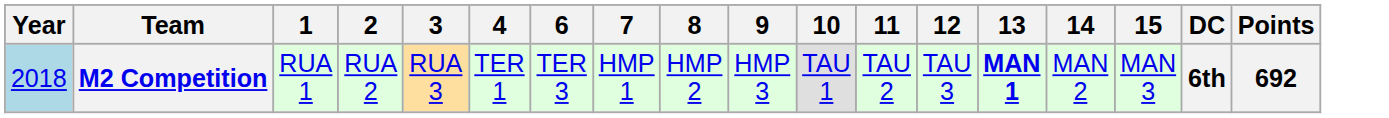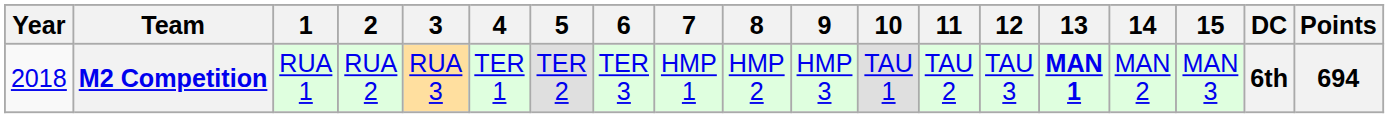+ column: (562, 24)
(39, 78) lightblue background -> (39, 78) no background
(1276, 78) 692 -> (1338, 78) 694
